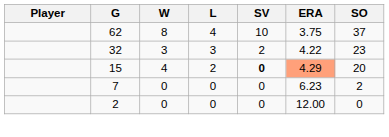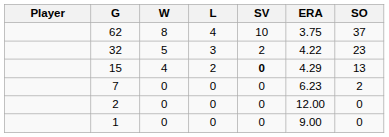(164, 50) 3 -> (164, 50) 5
(311, 68) lightsalmon background -> (311, 68) no background
(359, 68) 20 -> (359, 68) 13
+ row: (115, 123)
